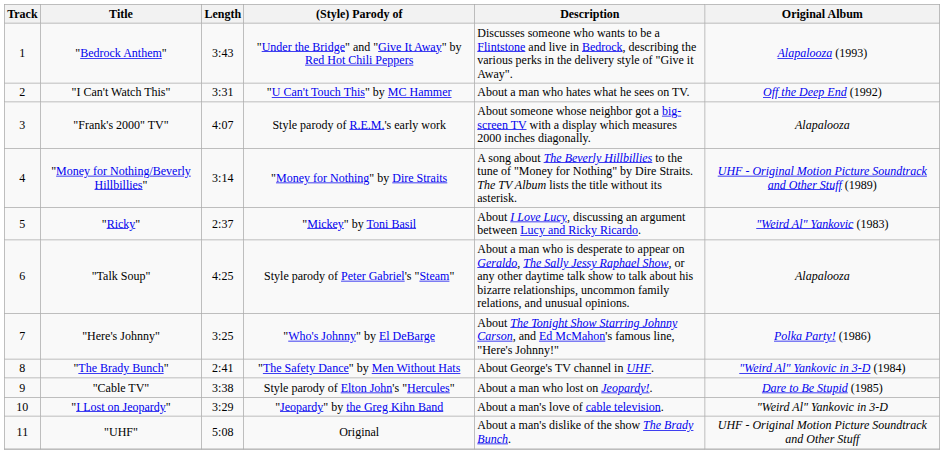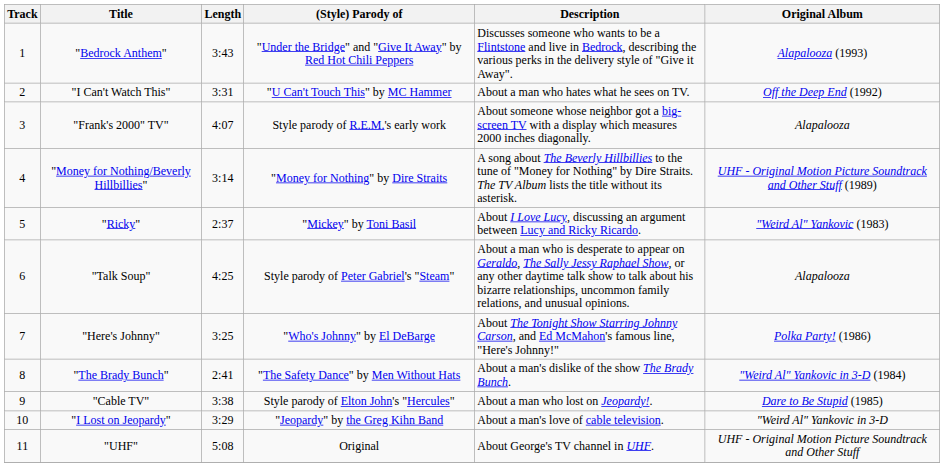(566, 368) About George's TV channel in UHF. -> (585, 375) About a man's dislike of the show The Brady Bunch.
(585, 432) About a man's dislike of the show The Brady Bunch. -> (566, 446) About George's TV channel in UHF.
